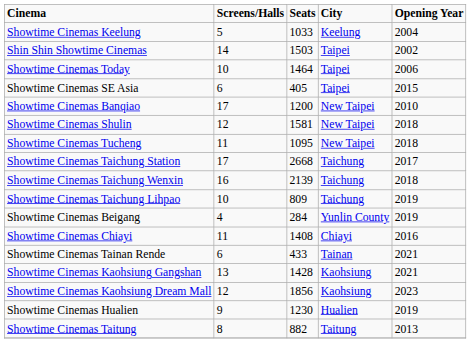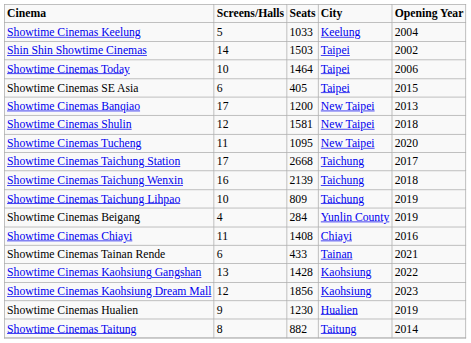(406, 106) 2010 -> (406, 106) 2013
(406, 143) 2018 -> (406, 143) 2020
(406, 273) 2021 -> (406, 273) 2022
(406, 328) 2013 -> (406, 328) 2014
